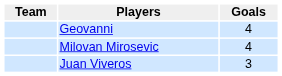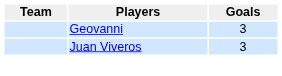(249, 29) 4 -> (243, 29) 3
- row: (109, 46)
